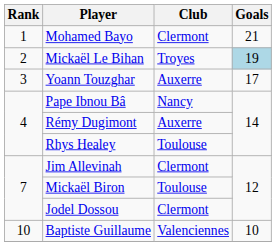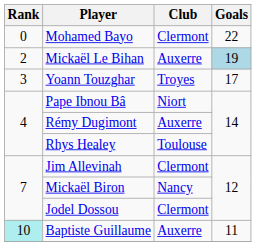(23, 36) 1 -> (23, 36) 0
(252, 36) 21 -> (232, 36) 22
(176, 58) Troyes -> (180, 58) Auxerre
(180, 79) Auxerre -> (176, 79) Troyes
(175, 101) Nancy -> (172, 101) Niort
(182, 187) Toulouse -> (175, 187) Nancy
(23, 230) no background -> (23, 230) paleturquoise background
(193, 230) Valenciennes -> (180, 230) Auxerre
(252, 230) 10 -> (232, 230) 11
